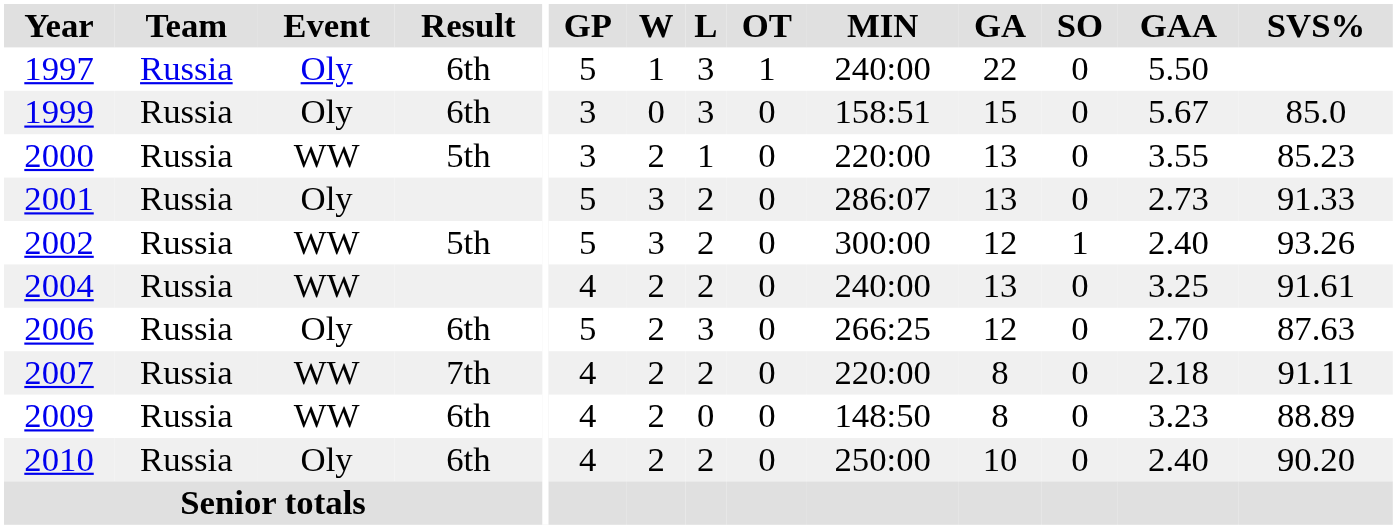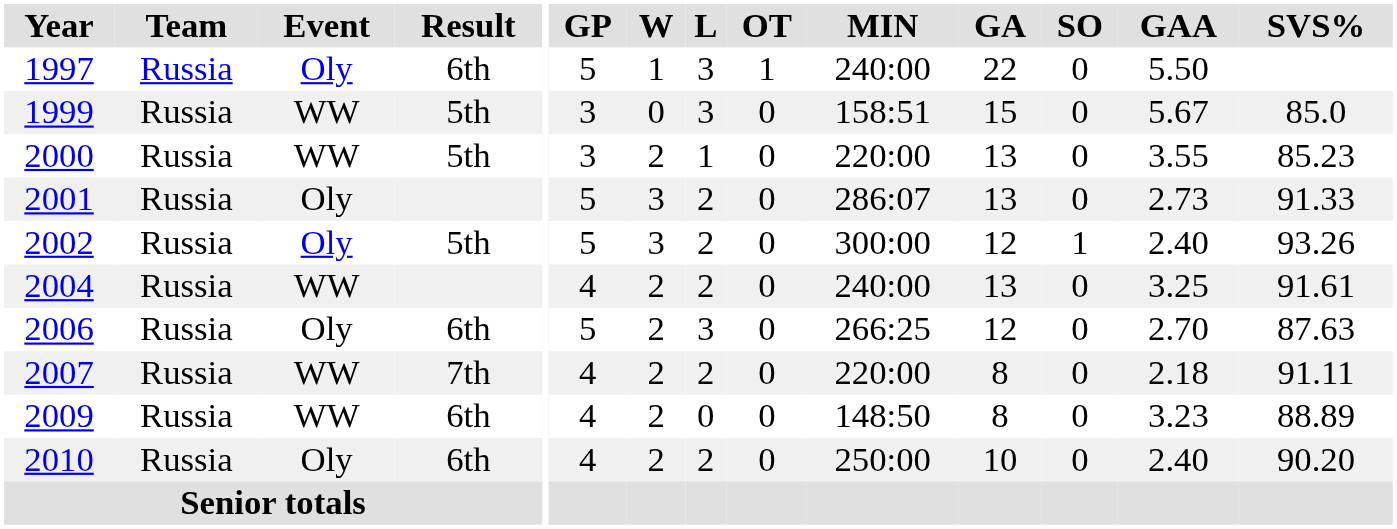(327, 111) Oly -> (327, 111) WW
(468, 111) 6th -> (468, 111) 5th
(327, 242) WW -> (327, 242) Oly
